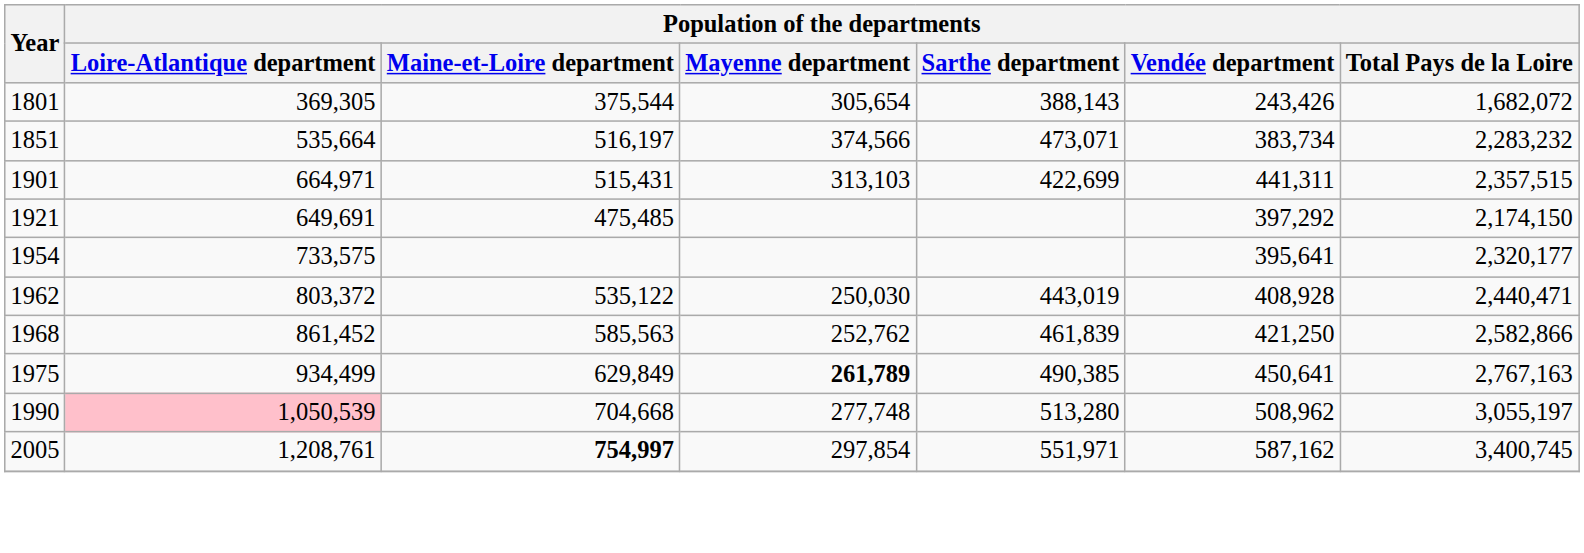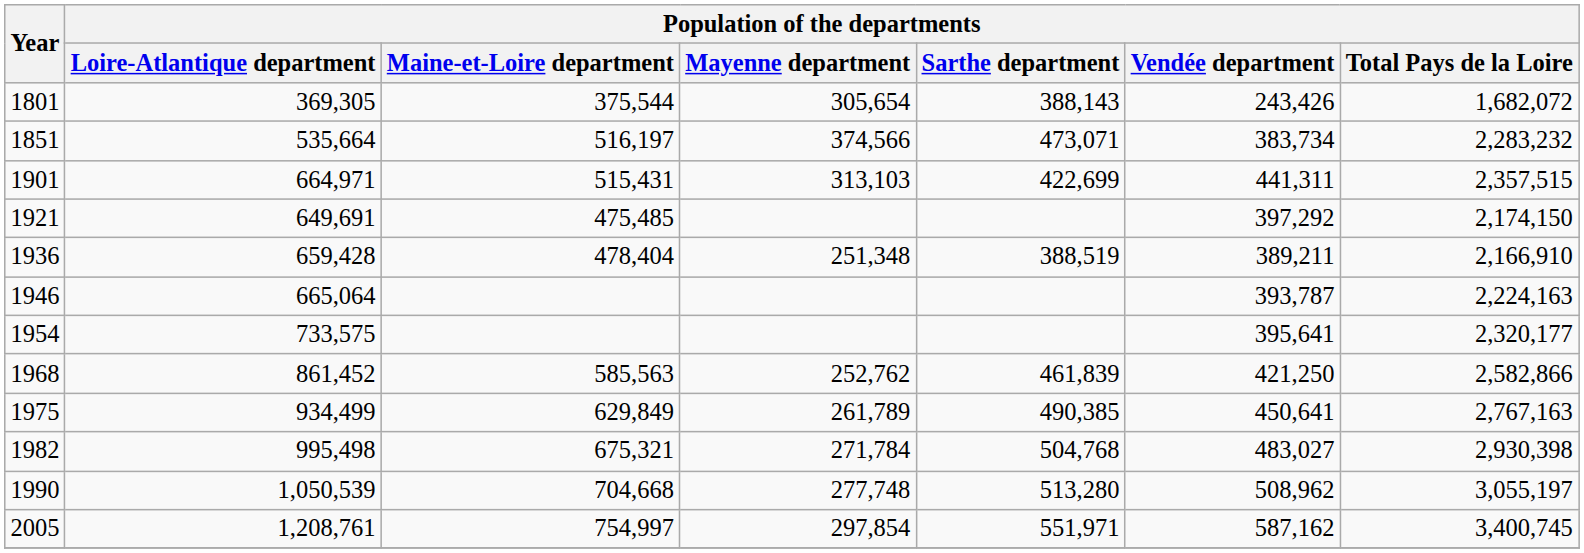+ row: (35, 256)
+ row: (35, 295)
- row: (35, 295)
(870, 373) bold -> (870, 412) normal
+ row: (35, 450)
(327, 412) pink background -> (327, 489) no background
(634, 450) bold -> (634, 528) normal
